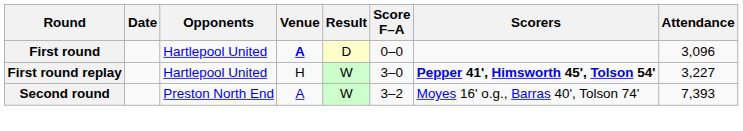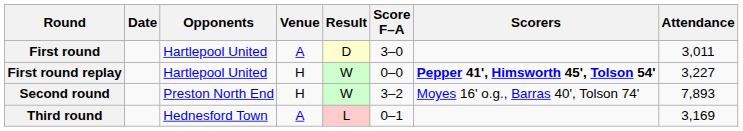(300, 51) bold -> (300, 51) normal
(392, 51) 0–0 -> (392, 51) 3–0
(698, 51) 3,096 -> (698, 51) 3,011
(392, 72) 3–0 -> (392, 72) 0–0
(300, 94) A -> (300, 94) H
(698, 94) 7,393 -> (698, 94) 7,893
+ row: (65, 115)
